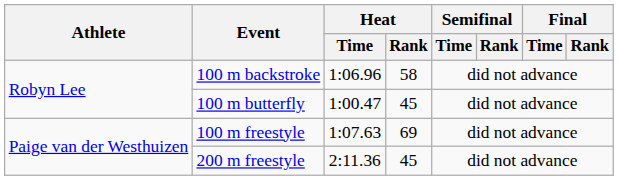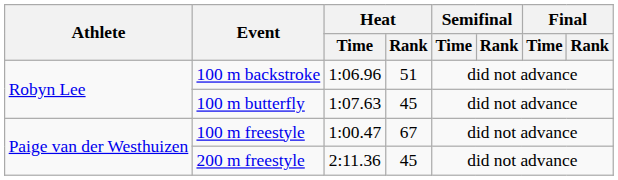(408, 75) 58 -> (408, 75) 51
(355, 103) 1:00.47 -> (355, 103) 1:07.63
(355, 132) 1:07.63 -> (355, 132) 1:00.47
(408, 132) 69 -> (408, 132) 67
